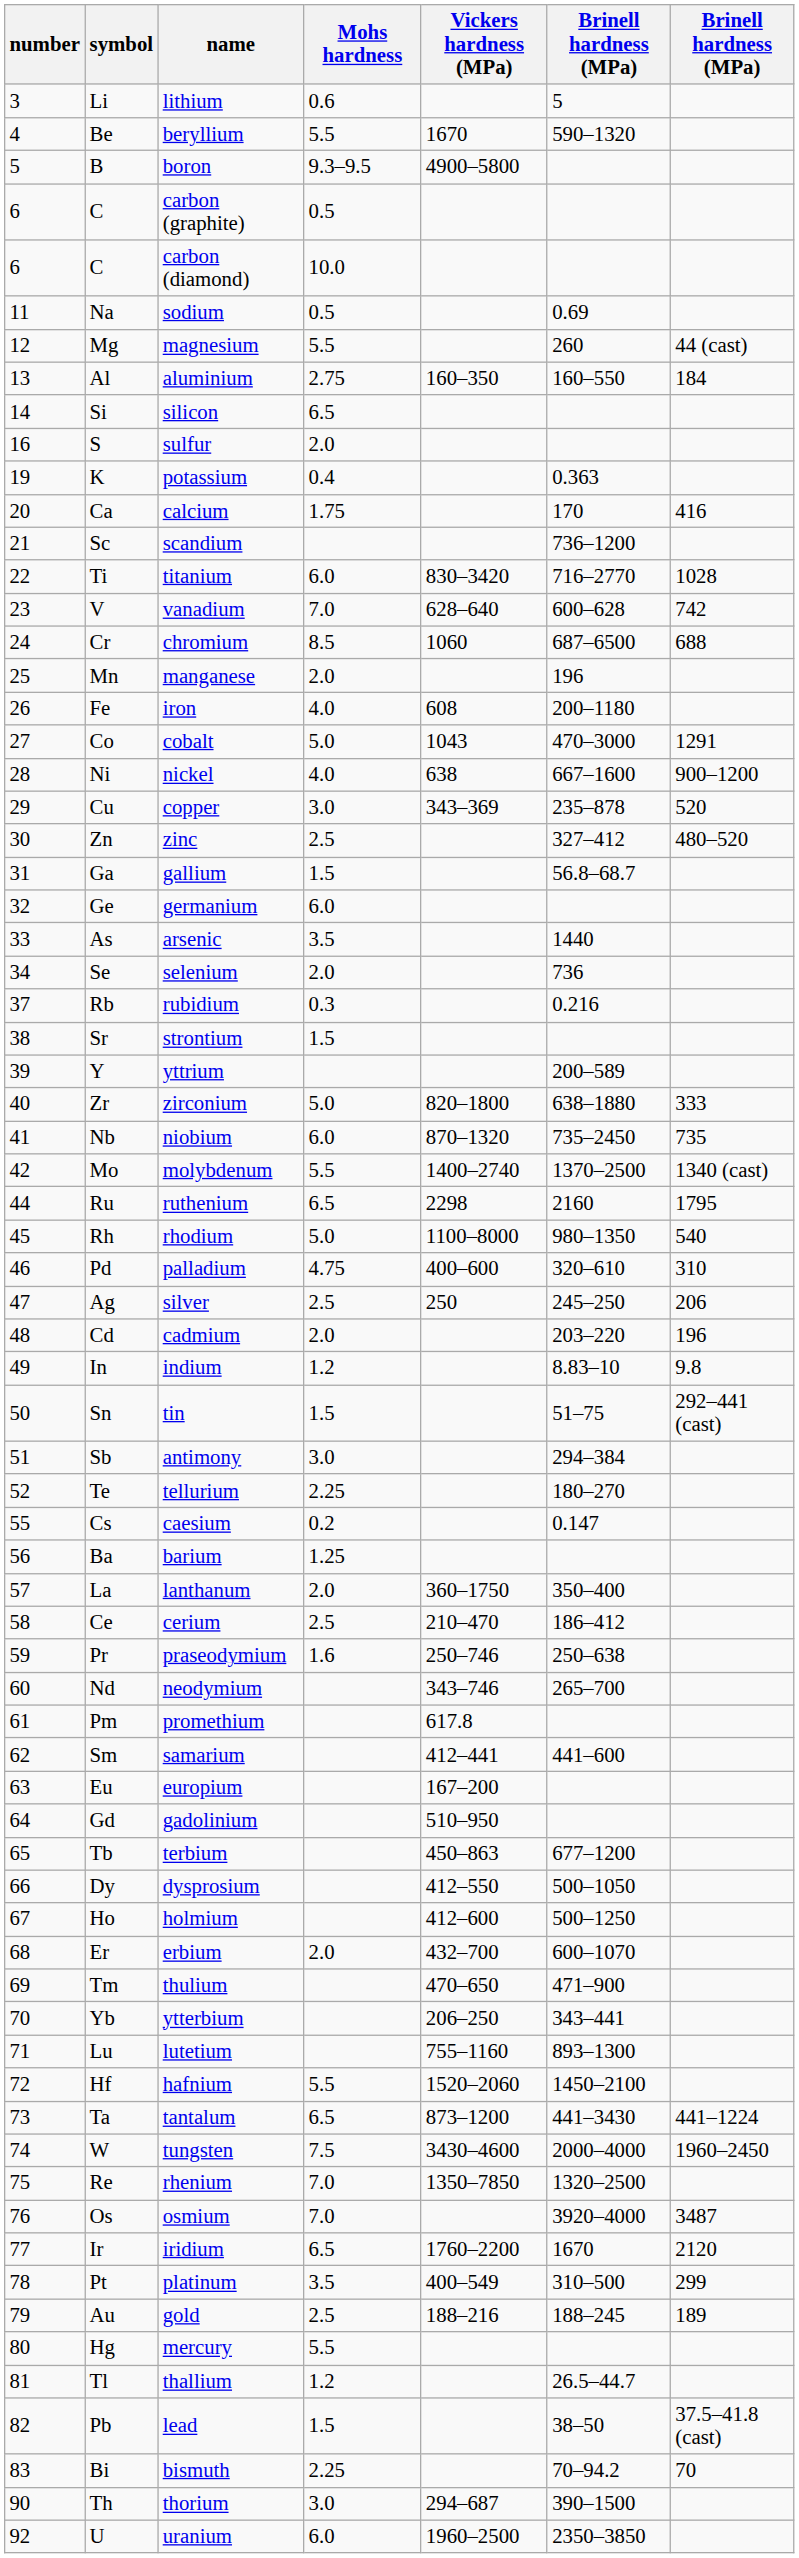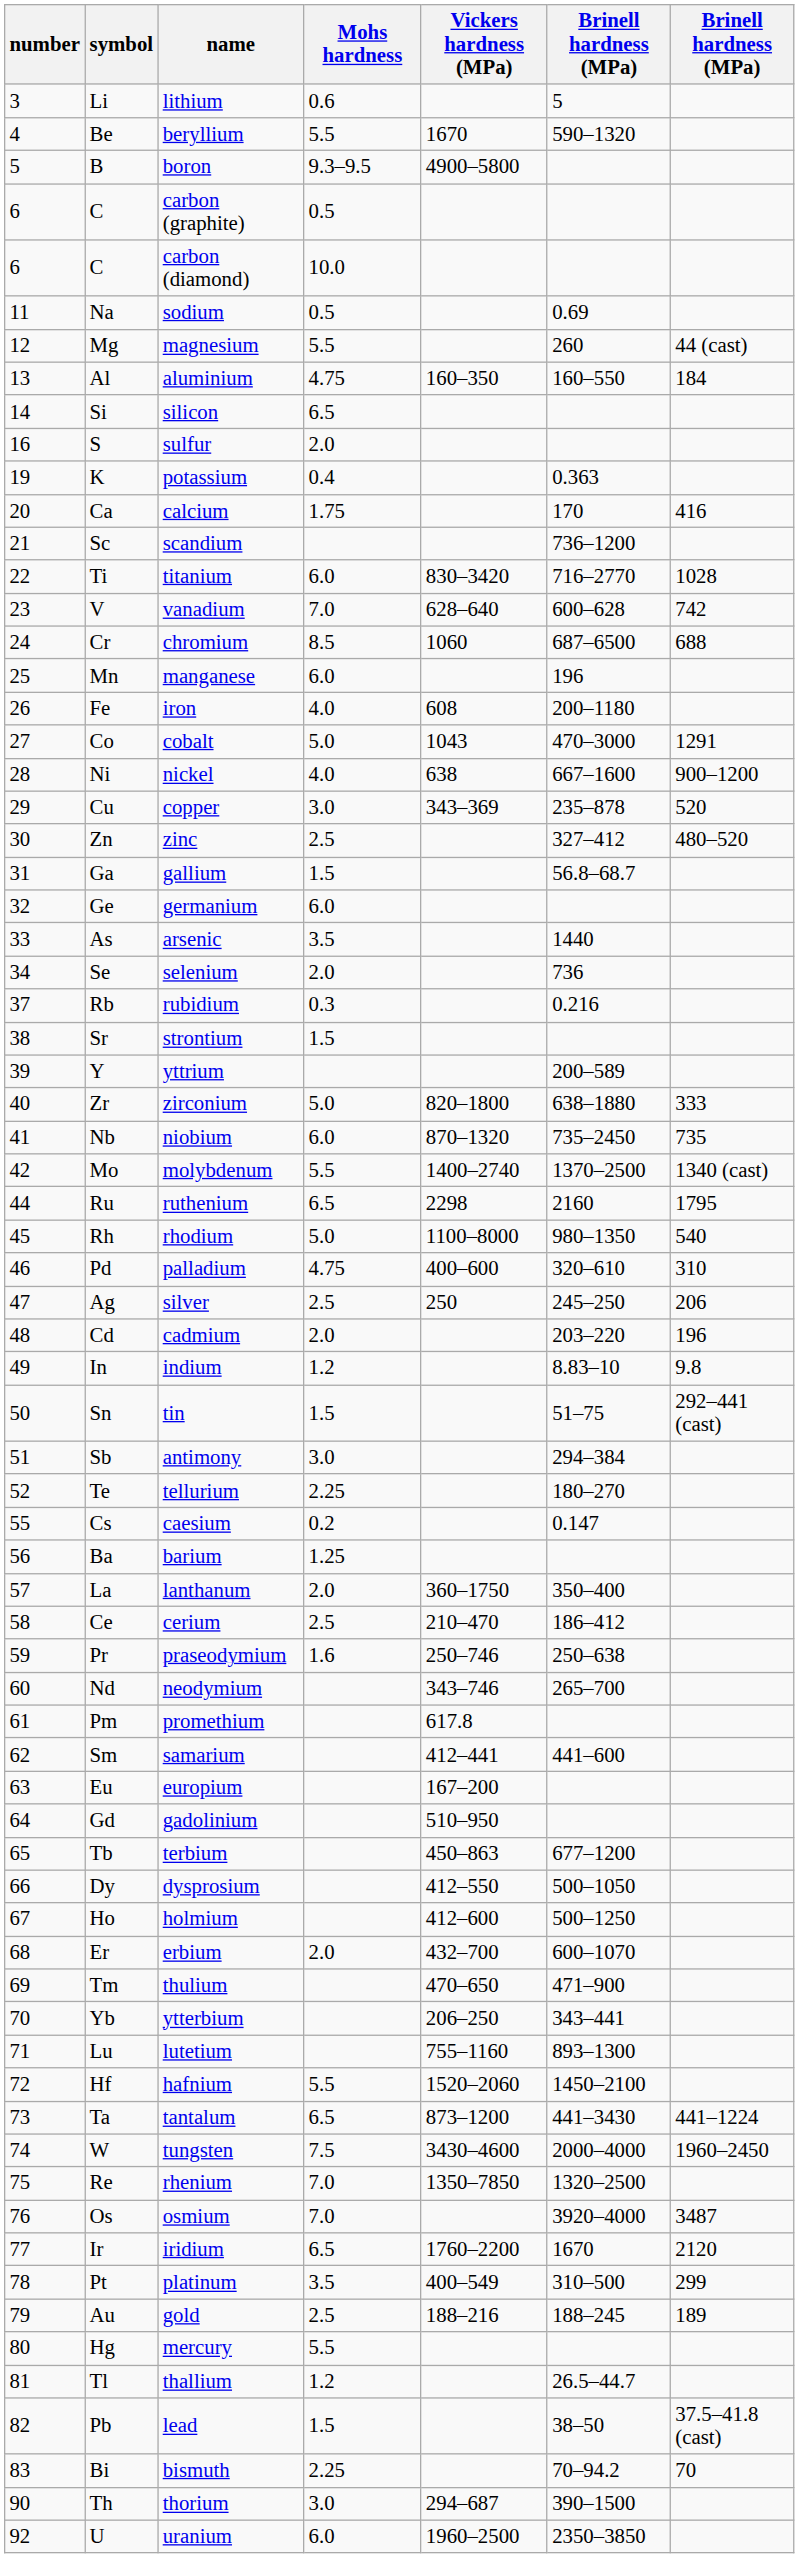(327, 378) 2.75 -> (327, 378) 4.75
(322, 675) 2.0 -> (322, 675) 6.0
